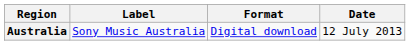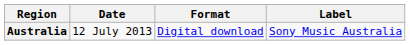columns swapped: (362, 13) <-> (139, 13)
